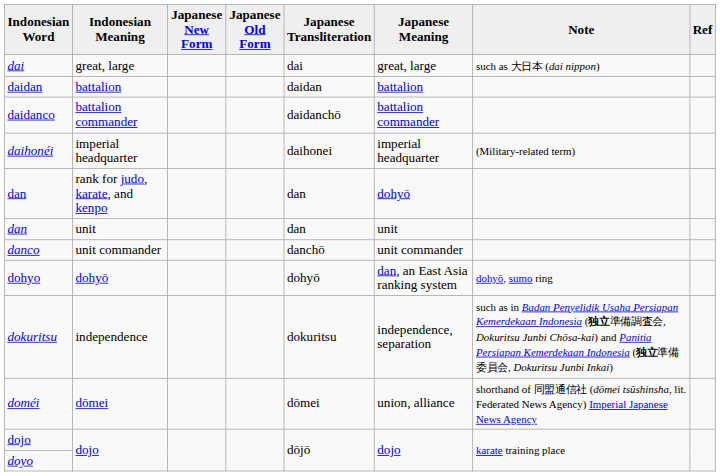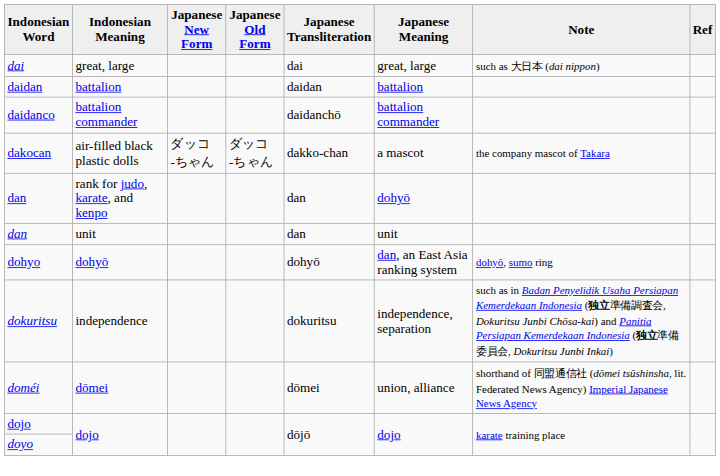- row: (30, 150)
+ row: (29, 153)
- row: (23, 249)
